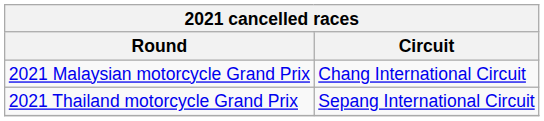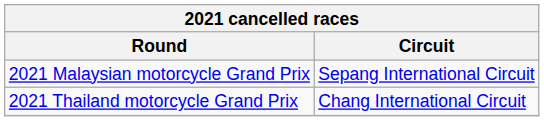(422, 73) Chang International Circuit -> (426, 73) Sepang International Circuit
(426, 101) Sepang International Circuit -> (422, 101) Chang International Circuit
